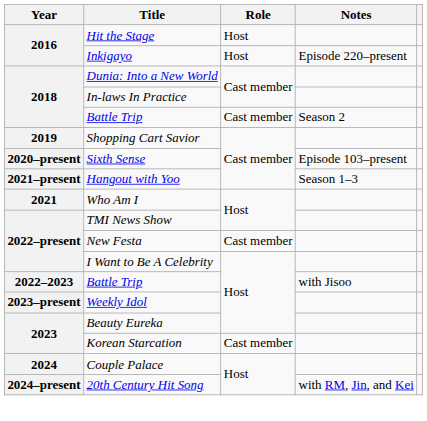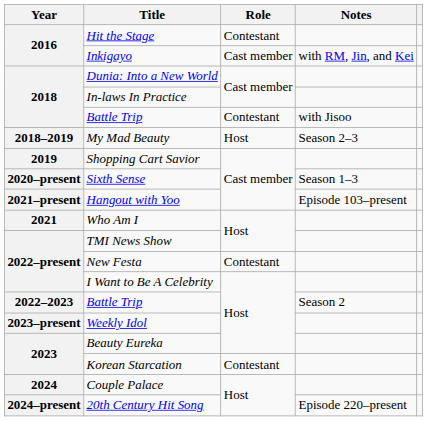(236, 35) Host -> (252, 35) Contestant
(236, 55) Host -> (258, 55) Cast member
(353, 55) Episode 220–present -> (356, 55) with RM, Jin, and Kei
(258, 117) Cast member -> (252, 117) Contestant
(322, 117) Season 2 -> (325, 117) with Jisoo
+ row: (44, 138)
(353, 158) Episode 103–present -> (328, 179) Season 1–3
(328, 179) Season 1–3 -> (353, 199) Episode 103–present
(258, 240) Cast member -> (252, 261) Contestant
(325, 281) with Jisoo -> (322, 302) Season 2
(258, 343) Cast member -> (252, 364) Contestant
(356, 384) with RM, Jin, and Kei -> (353, 405) Episode 220–present
